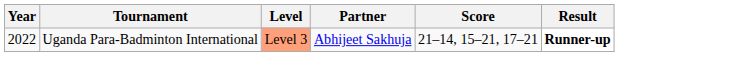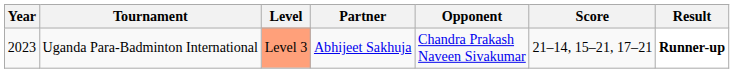+ column: (472, 16)
(22, 39) 2022 -> (22, 48) 2023
